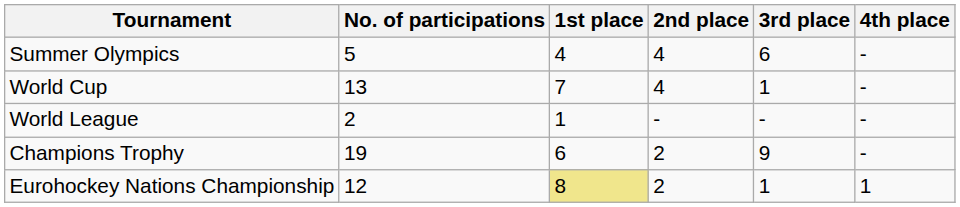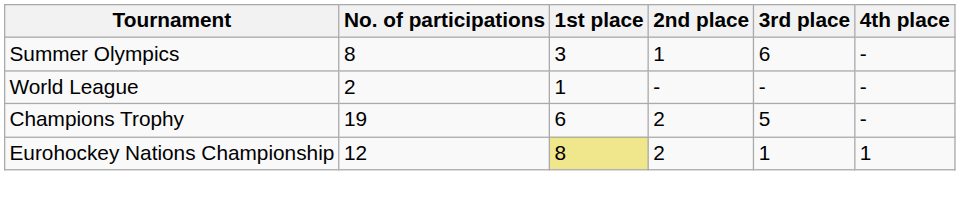(350, 53) 5 -> (350, 53) 8
(560, 53) 4 -> (560, 53) 3
(659, 53) 4 -> (659, 53) 1
- row: (58, 86)
(765, 152) 9 -> (765, 119) 5
